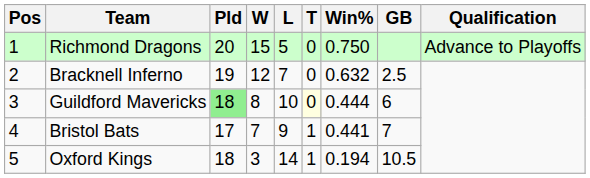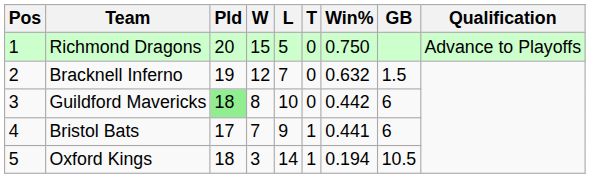(394, 74) 2.5 -> (394, 74) 1.5
(311, 103) lightyellow background -> (311, 103) no background
(347, 103) 0.444 -> (347, 103) 0.442
(387, 131) 7 -> (387, 131) 6
